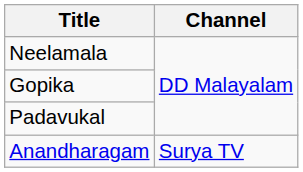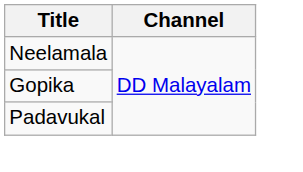- row: (79, 150)
